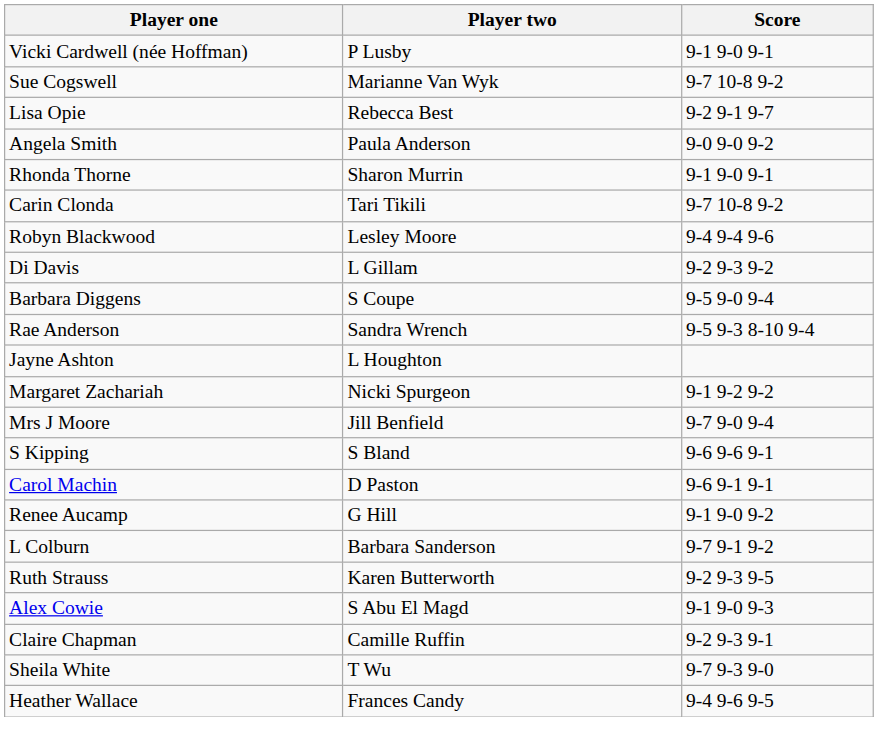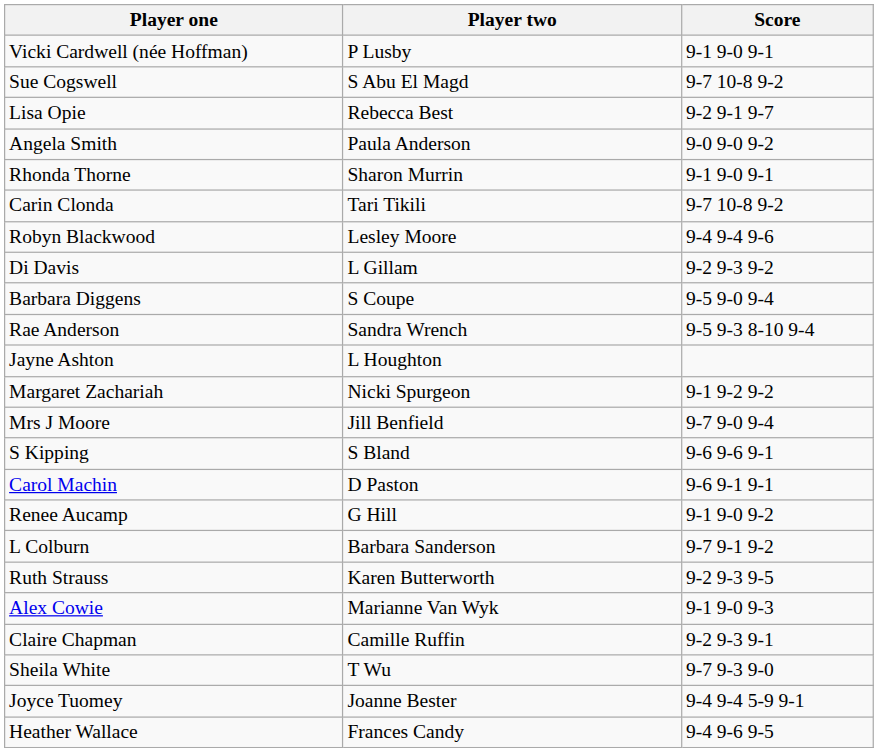(423, 81) Marianne Van Wyk -> (408, 81) S Abu El Magd
(408, 608) S Abu El Magd -> (423, 608) Marianne Van Wyk
+ row: (66, 701)
